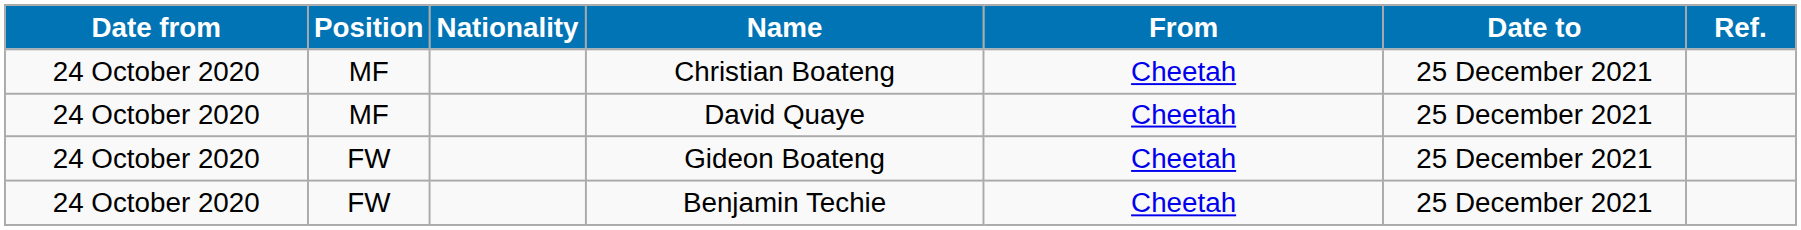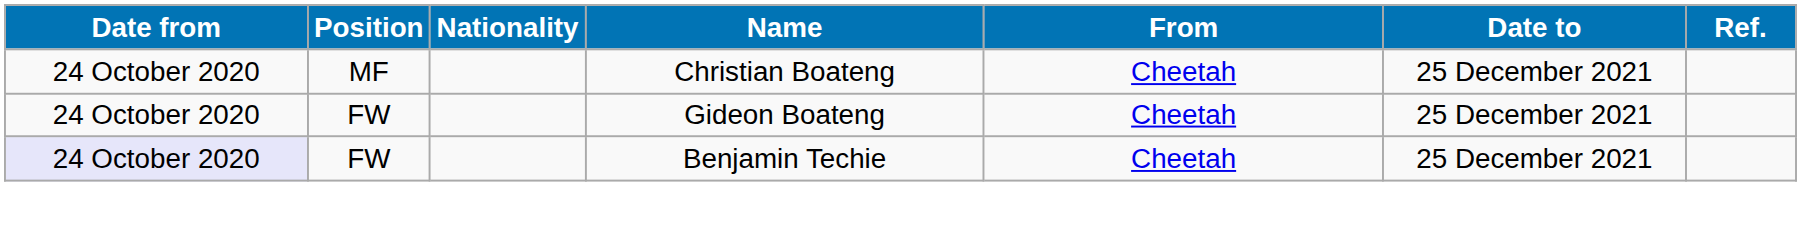- row: (785, 115)
(156, 203) no background -> (156, 159) lavender background
